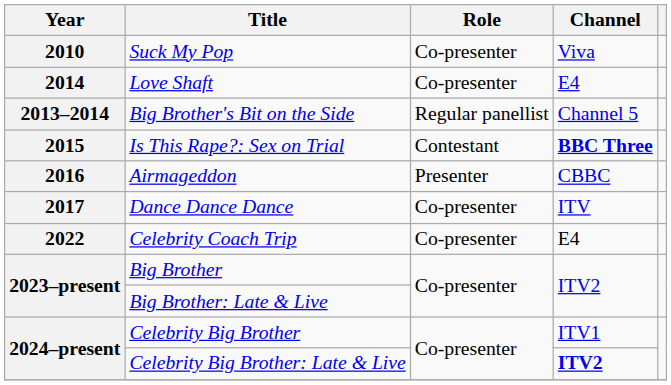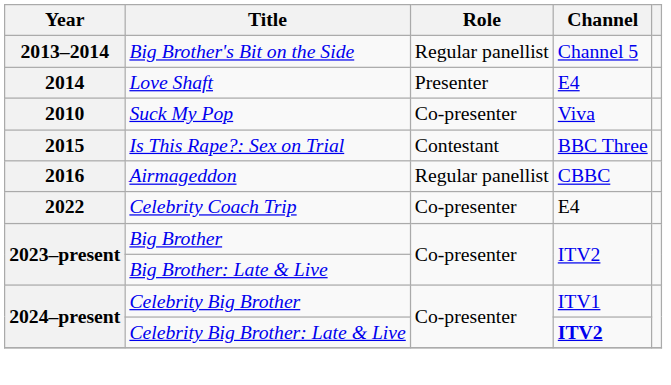rows swapped: (181, 51) <-> (242, 113)
(466, 82) Co-presenter -> (451, 82) Presenter
(605, 144) bold -> (603, 144) normal
(451, 176) Presenter -> (482, 176) Regular panellist
- row: (211, 207)
